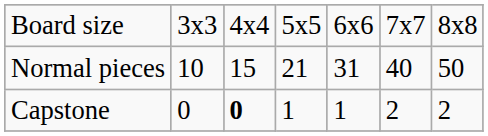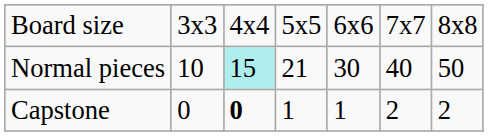(243, 67) no background -> (243, 67) paleturquoise background
(347, 67) 31 -> (347, 67) 30
